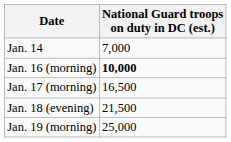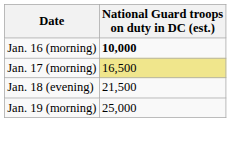- row: (25, 48)
(119, 87) no background -> (119, 68) khaki background
